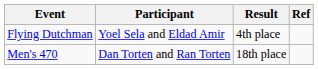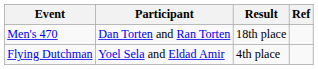rows swapped: (32, 54) <-> (50, 34)
